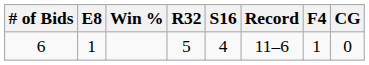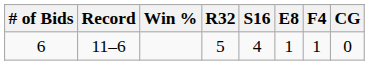columns swapped: (272, 18) <-> (92, 18)
